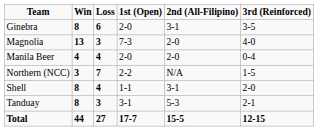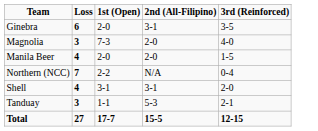- column: (83, 12)
(249, 57) 0-4 -> (227, 57) 1-5
(249, 73) 1-5 -> (227, 73) 0-4
(125, 88) 1-1 -> (104, 88) 3-1
(125, 103) 3-1 -> (104, 103) 1-1
